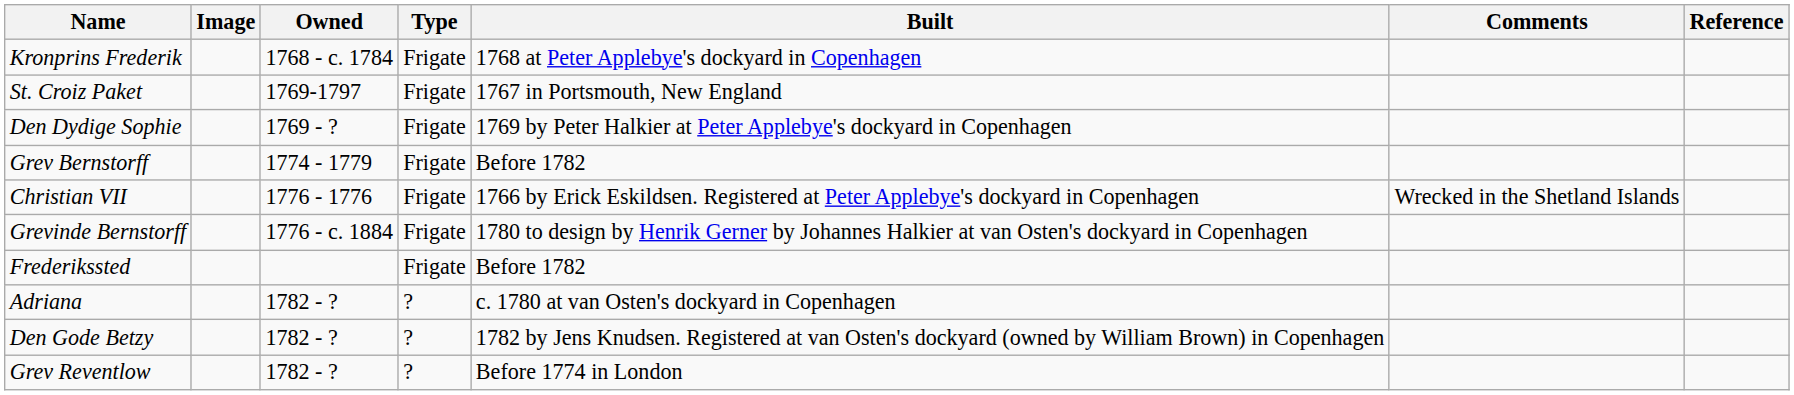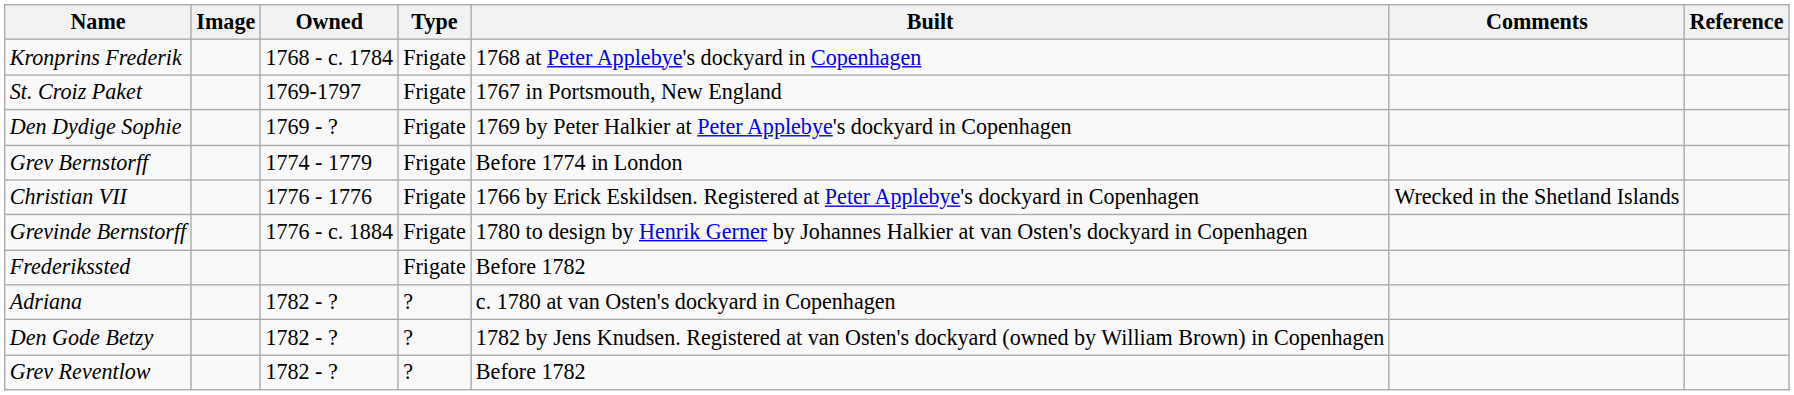(531, 162) Before 1782 -> (579, 162) Before 1774 in London
(579, 372) Before 1774 in London -> (531, 372) Before 1782
